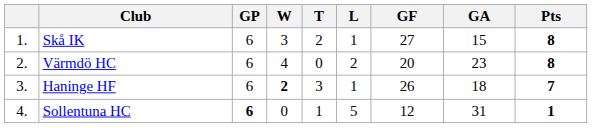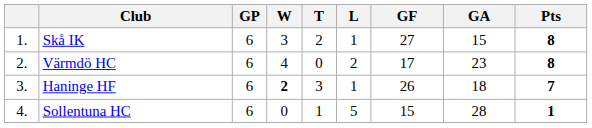(407, 63) 20 -> (407, 63) 17
(249, 110) bold -> (249, 110) normal
(407, 110) 12 -> (407, 110) 15
(479, 110) 31 -> (479, 110) 28
